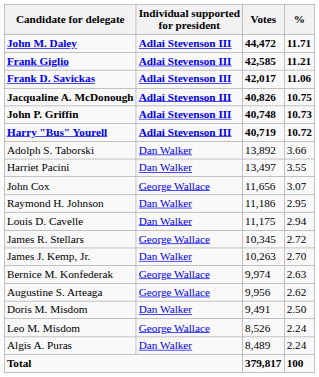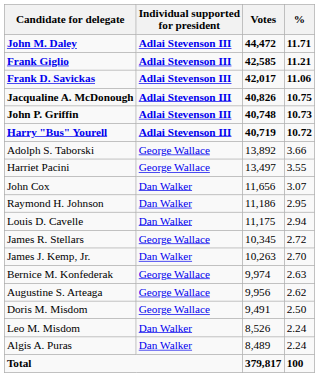(165, 150) Dan Walker -> (174, 150) George Wallace
(165, 168) Dan Walker -> (174, 168) George Wallace
(174, 185) George Wallace -> (165, 185) Dan Walker
(165, 310) Dan Walker -> (174, 310) George Wallace
(174, 327) George Wallace -> (165, 327) Dan Walker
